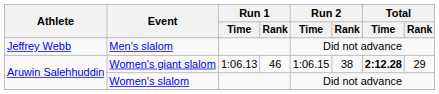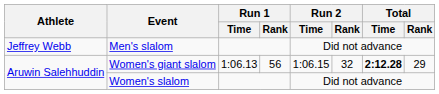(275, 64) 46 -> (275, 64) 56
(347, 64) 38 -> (347, 64) 32
